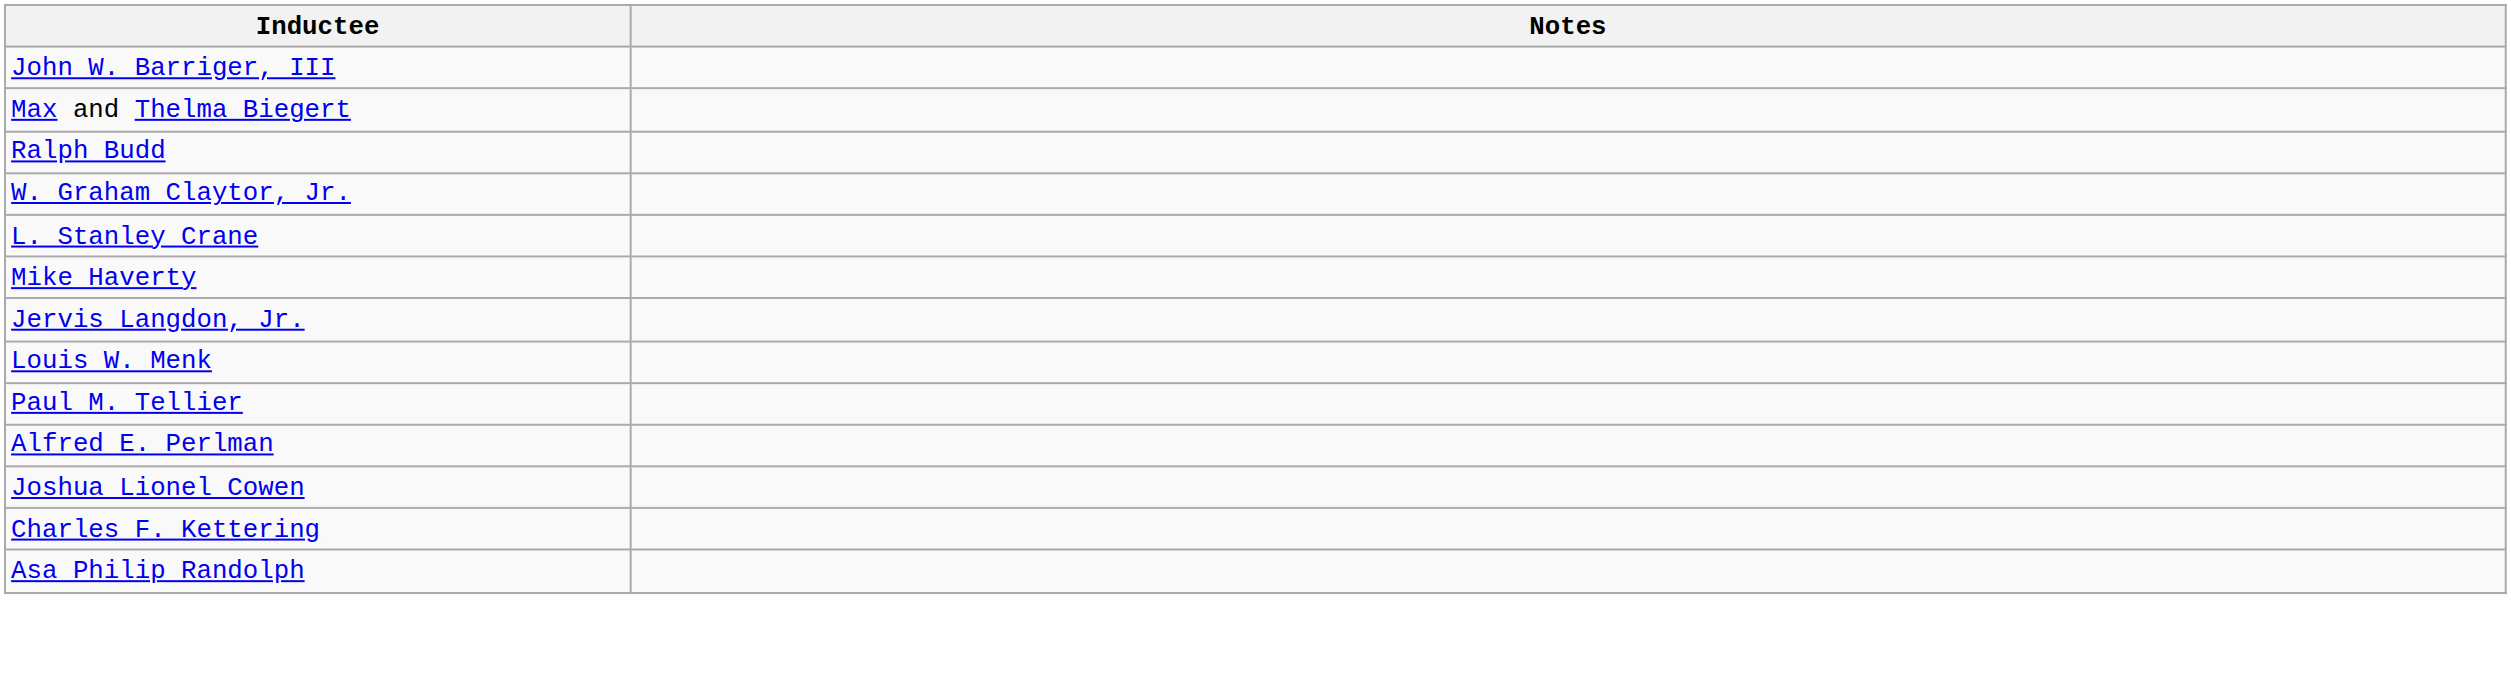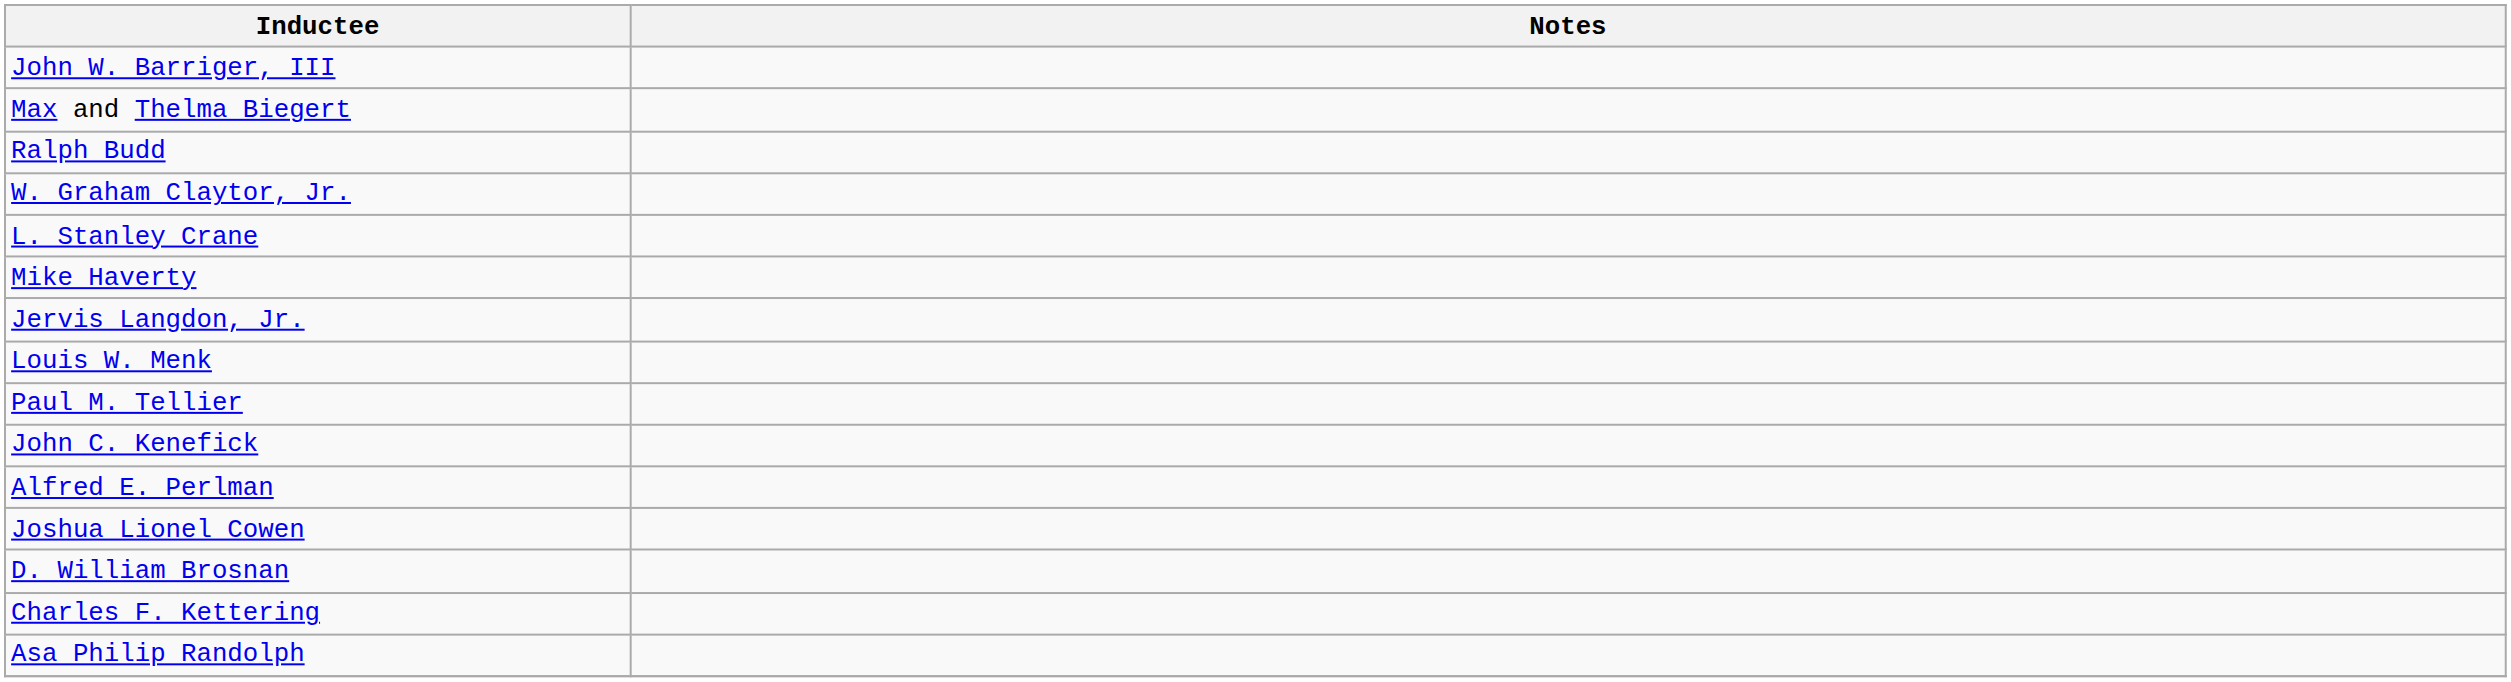+ row: (135, 445)
+ row: (150, 571)
